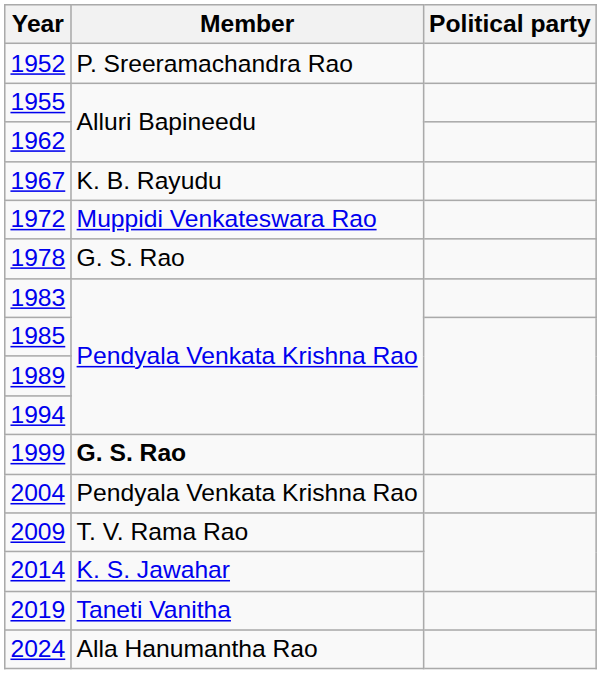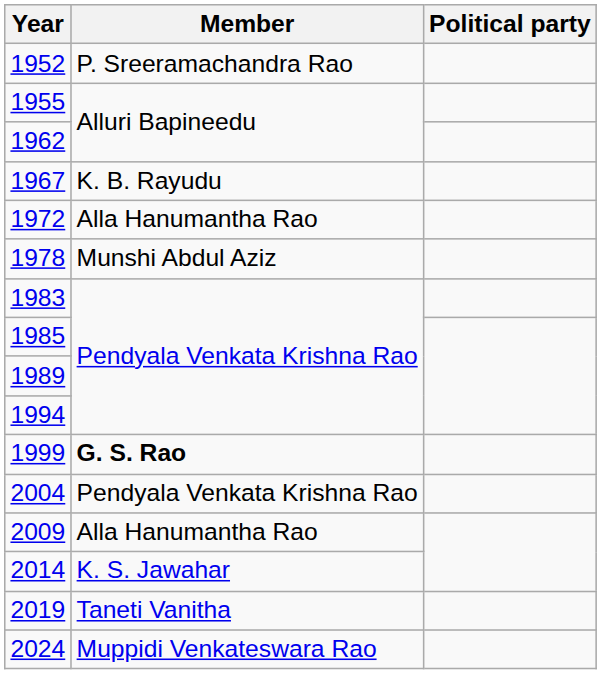(227, 219) Muppidi Venkateswara Rao -> (197, 219) Alla Hanumantha Rao
(131, 258) G. S. Rao -> (177, 258) Munshi Abdul Aziz
(162, 532) T. V. Rama Rao -> (197, 532) Alla Hanumantha Rao
(197, 649) Alla Hanumantha Rao -> (227, 649) Muppidi Venkateswara Rao
